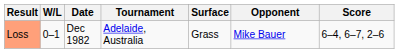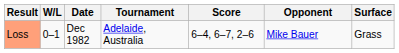columns swapped: (210, 12) <-> (357, 12)
